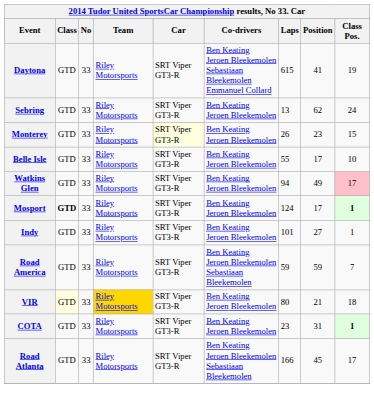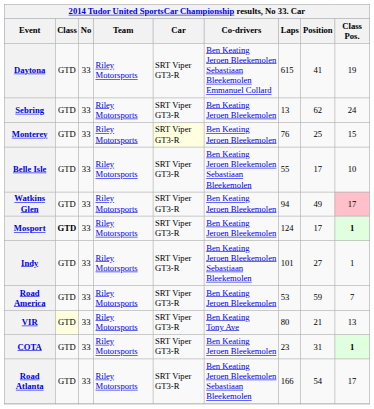(285, 135) 26 -> (285, 135) 76
(318, 135) 23 -> (318, 135) 25
(241, 159) Ben Keating Jeroen Bleekemolen -> (241, 169) Ben Keating Jeroen Bleekemolen Sebastiaan Bleekemolen
(241, 233) Ben Keating Jeroen Bleekemolen -> (241, 263) Ben Keating Jeroen Bleekemolen Sebastiaan Bleekemolen
(241, 267) Ben Keating Jeroen Bleekemolen Sebastiaan Bleekemolen -> (241, 298) Ben Keating Jeroen Bleekemolen
(285, 267) 59 -> (285, 298) 53
(117, 302) gold background -> (117, 322) no background
(241, 302) Ben Keating Jeroen Bleekemolen -> (228, 322) Ben Keating Tony Ave
(352, 302) 18 -> (352, 322) 13
(318, 361) 45 -> (318, 381) 54
